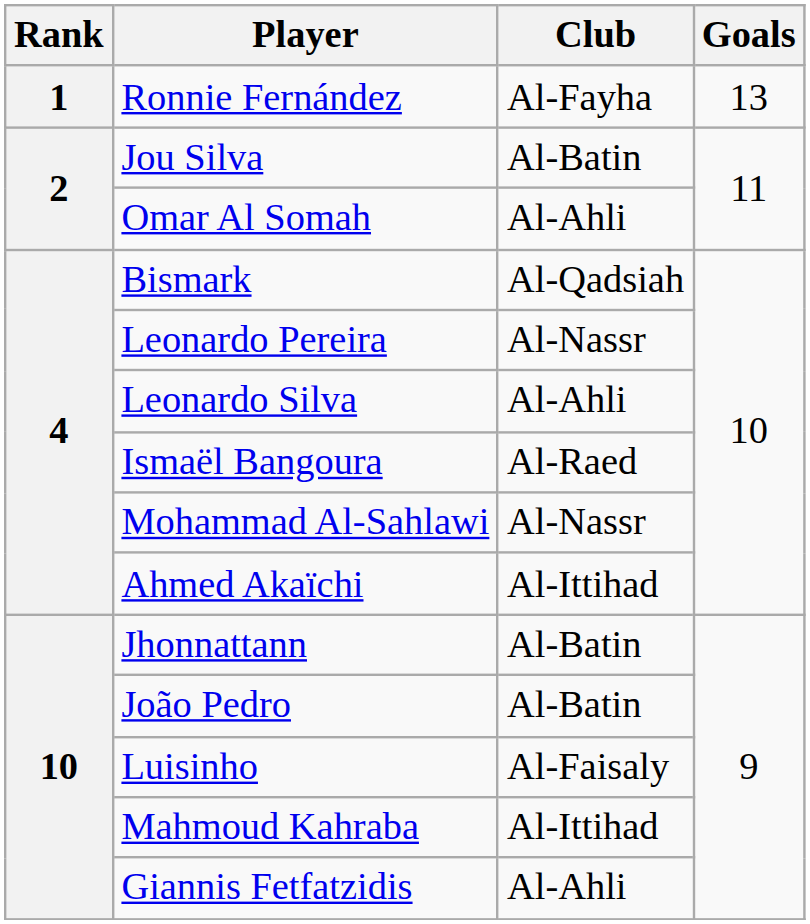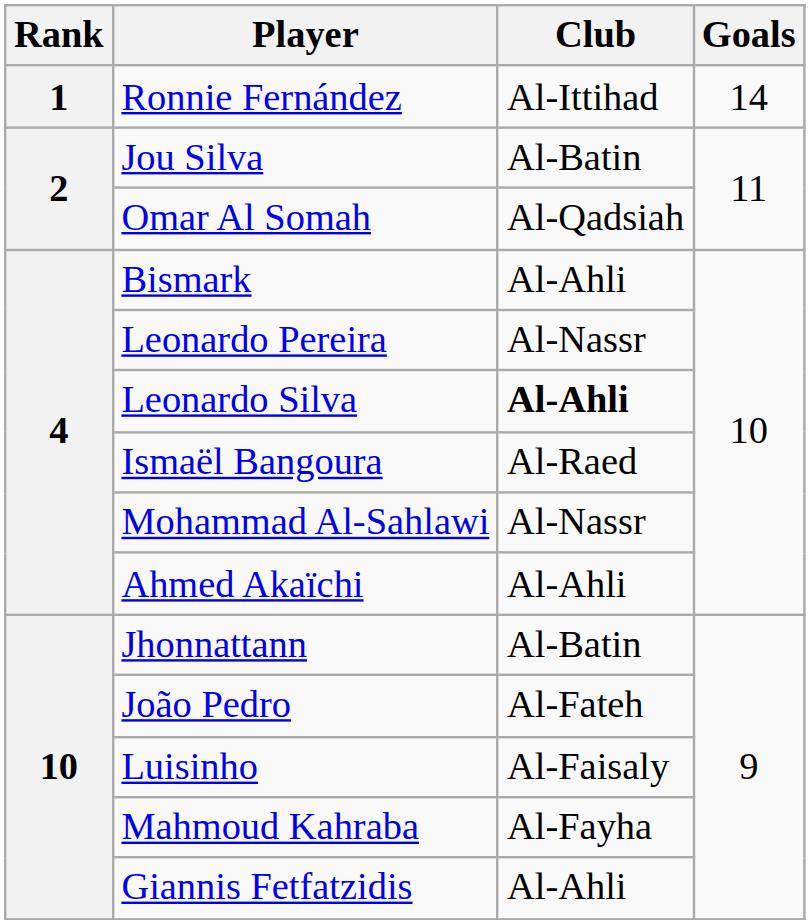(580, 95) Al-Fayha -> (583, 95) Al-Ittihad
(749, 95) 13 -> (749, 95) 14
(567, 217) Al-Ahli -> (596, 217) Al-Qadsiah
(596, 278) Al-Qadsiah -> (567, 278) Al-Ahli
(567, 400) normal -> (568, 400) bold
(583, 583) Al-Ittihad -> (567, 583) Al-Ahli
(574, 704) Al-Batin -> (575, 704) Al-Fateh
(583, 826) Al-Ittihad -> (580, 826) Al-Fayha
